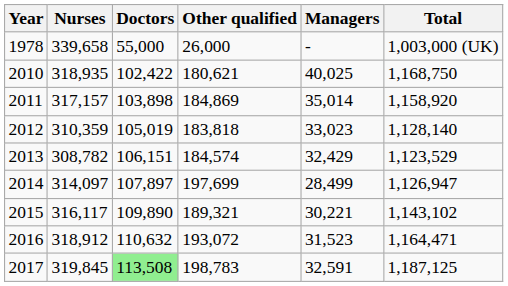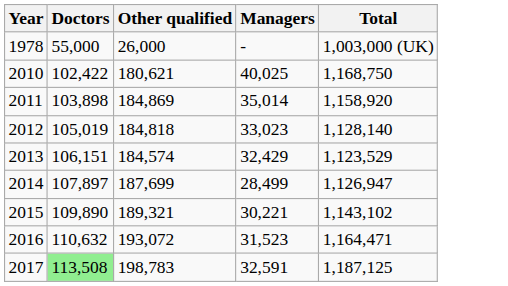- column: (80, 18)
(211, 128) 183,818 -> (146, 128) 184,818
(211, 184) 197,699 -> (146, 184) 187,699
